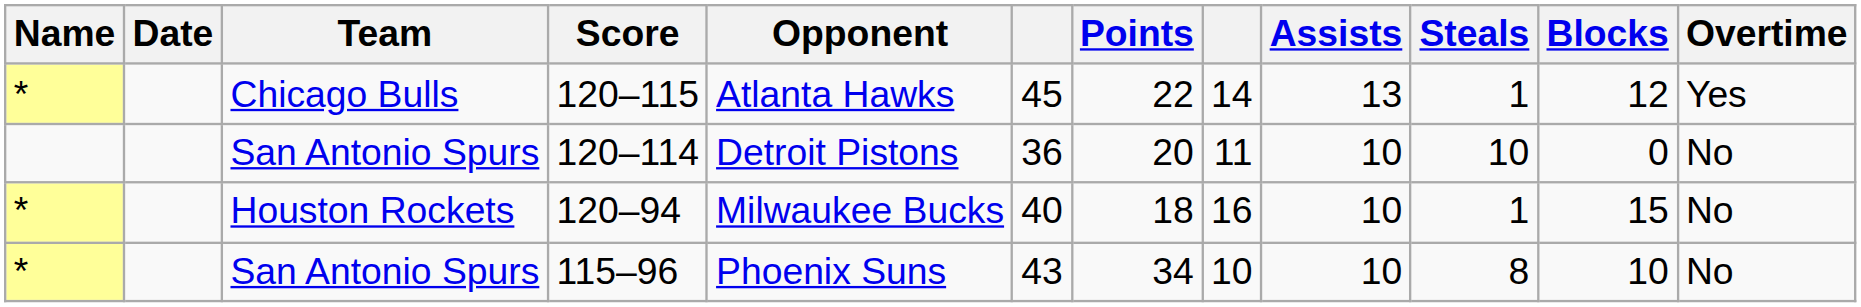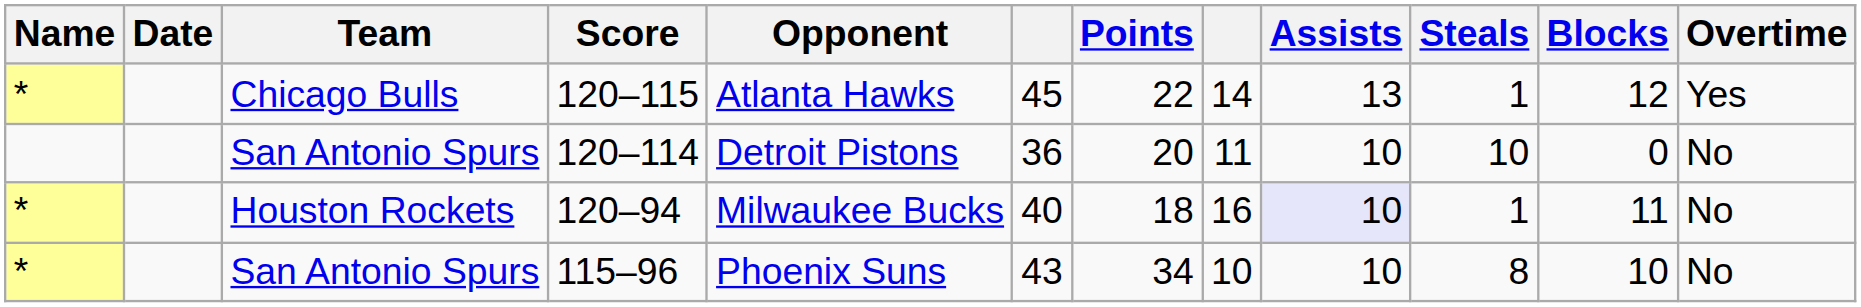(1382, 211) no background -> (1382, 211) lavender background
(1648, 211) 15 -> (1649, 211) 11
